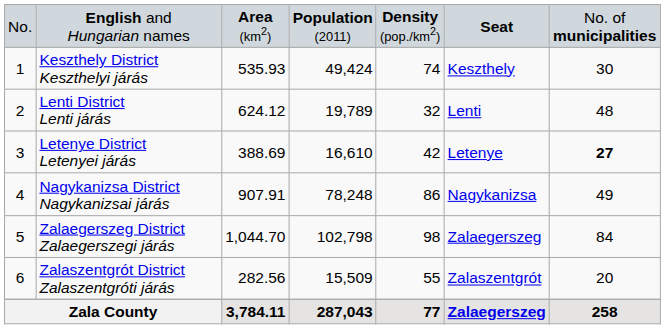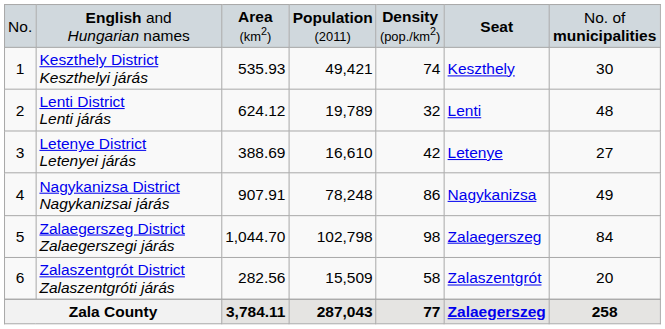(349, 69) 49,424 -> (349, 69) 49,421
(605, 153) bold -> (605, 153) normal
(432, 278) 55 -> (432, 278) 58
